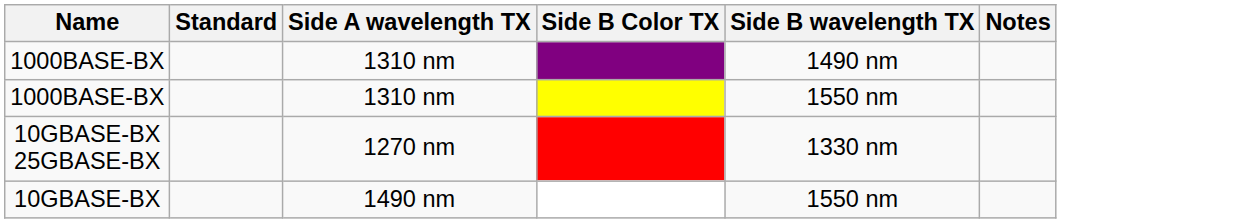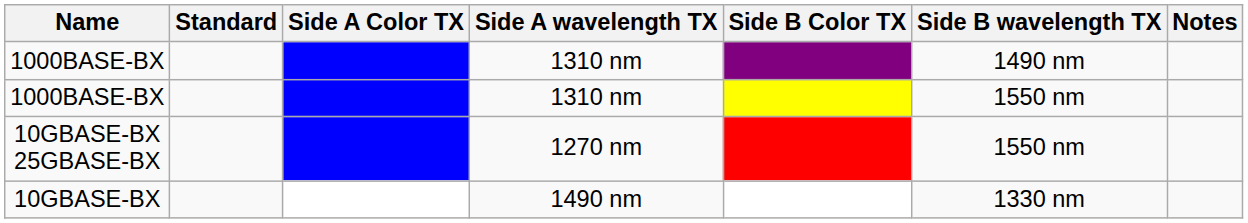+ column: (376, 23)
(852, 148) 1330 nm -> (1039, 148) 1550 nm
(852, 198) 1550 nm -> (1039, 198) 1330 nm
